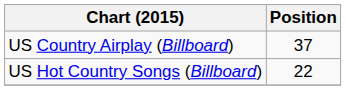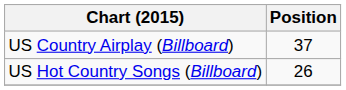(303, 71) 22 -> (303, 71) 26
